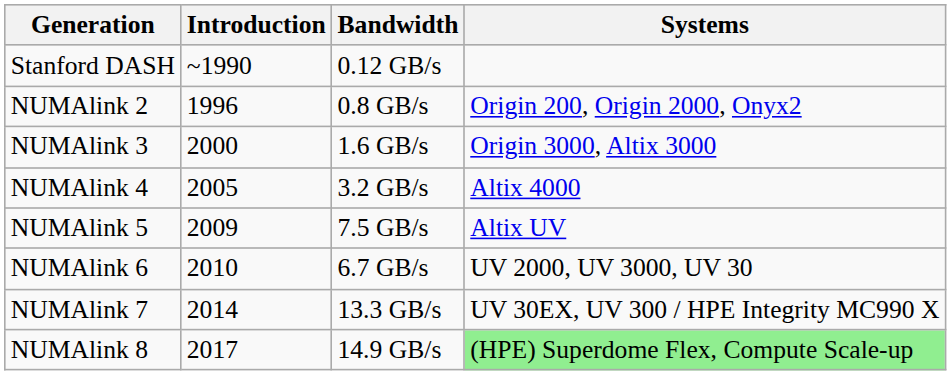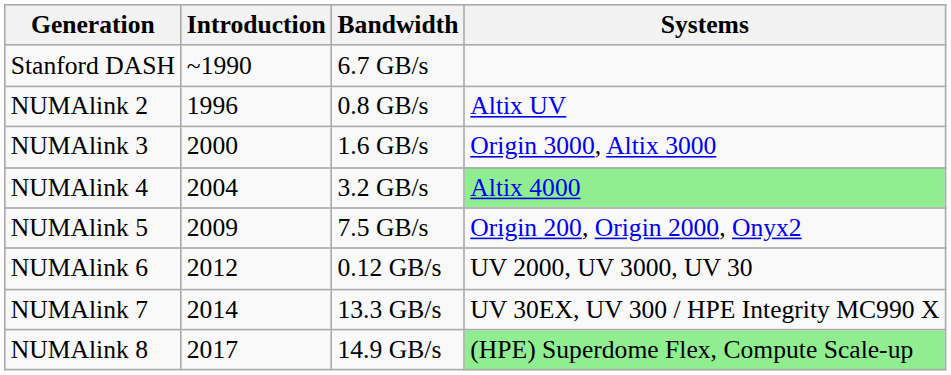(389, 65) 0.12 GB/s -> (383, 65) 6.7 GB/s
(636, 106) Origin 200, Origin 2000, Onyx2 -> (518, 106) Altix UV
(212, 187) 2005 -> (212, 187) 2004
(525, 187) no background -> (525, 187) lightgreen background
(518, 227) Altix UV -> (636, 227) Origin 200, Origin 2000, Onyx2
(212, 268) 2010 -> (212, 268) 2012
(383, 268) 6.7 GB/s -> (389, 268) 0.12 GB/s
